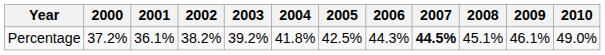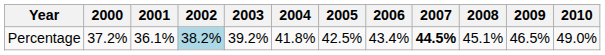(201, 38) no background -> (201, 38) lightblue background
(389, 38) 44.3% -> (389, 38) 43.4%
(530, 38) 46.1% -> (530, 38) 46.5%
